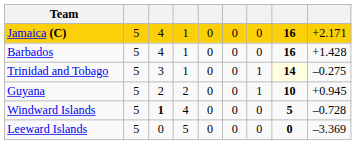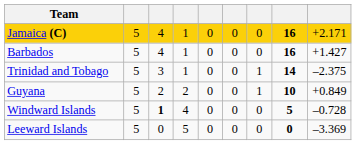(329, 52) +1.428 -> (329, 52) +1.427
(290, 71) lightyellow background -> (290, 71) no background
(329, 71) –0.275 -> (329, 71) –2.375
(329, 91) +0.945 -> (329, 91) +0.849
